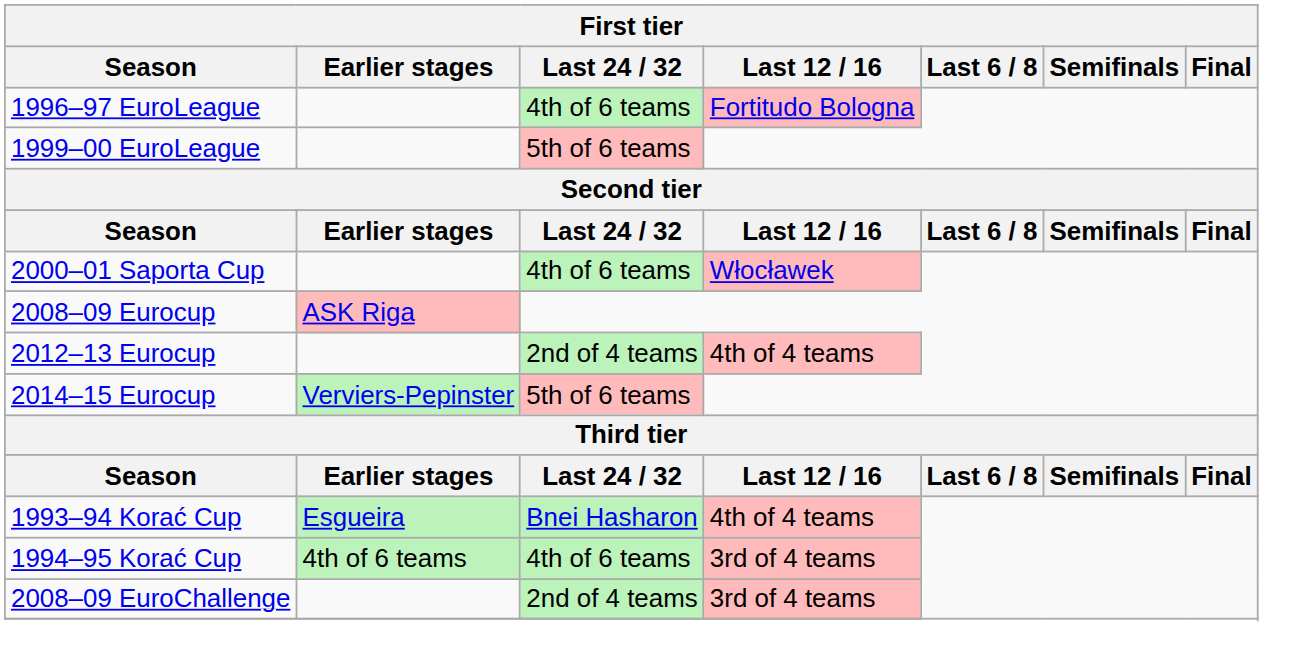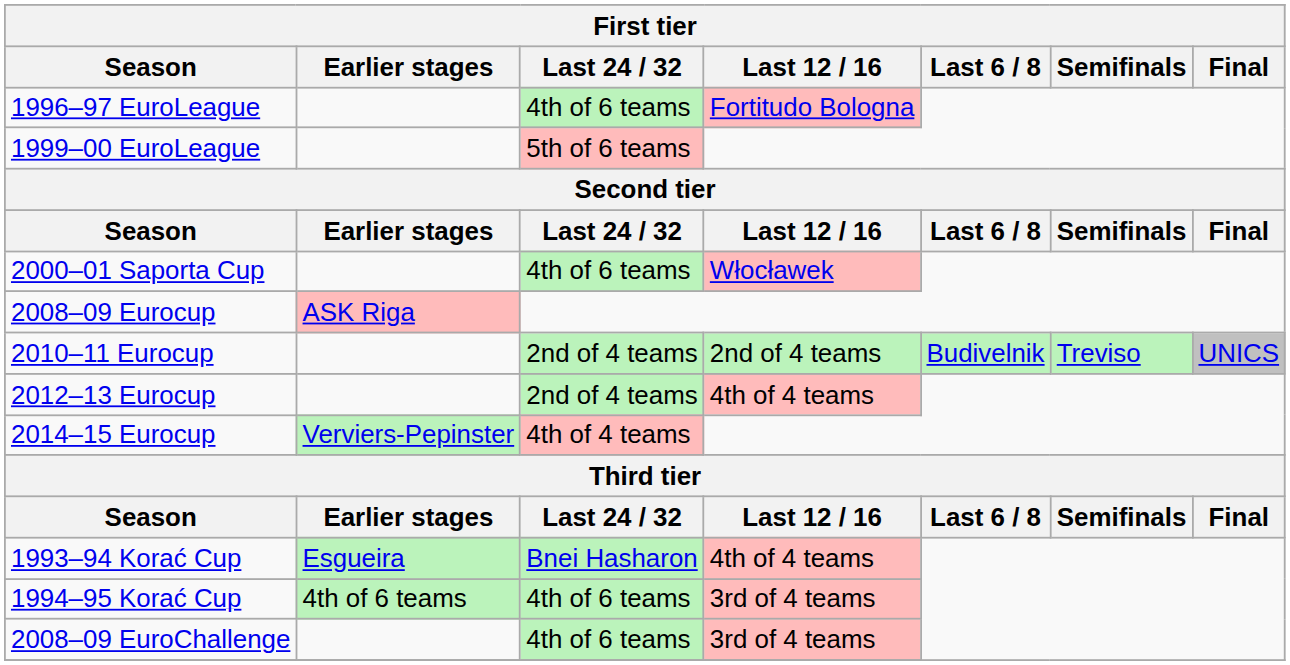+ row: (112, 353)
(608, 394) 5th of 6 teams -> (608, 435) 4th of 4 teams
(612, 599) 2nd of 4 teams -> (608, 640) 4th of 6 teams
